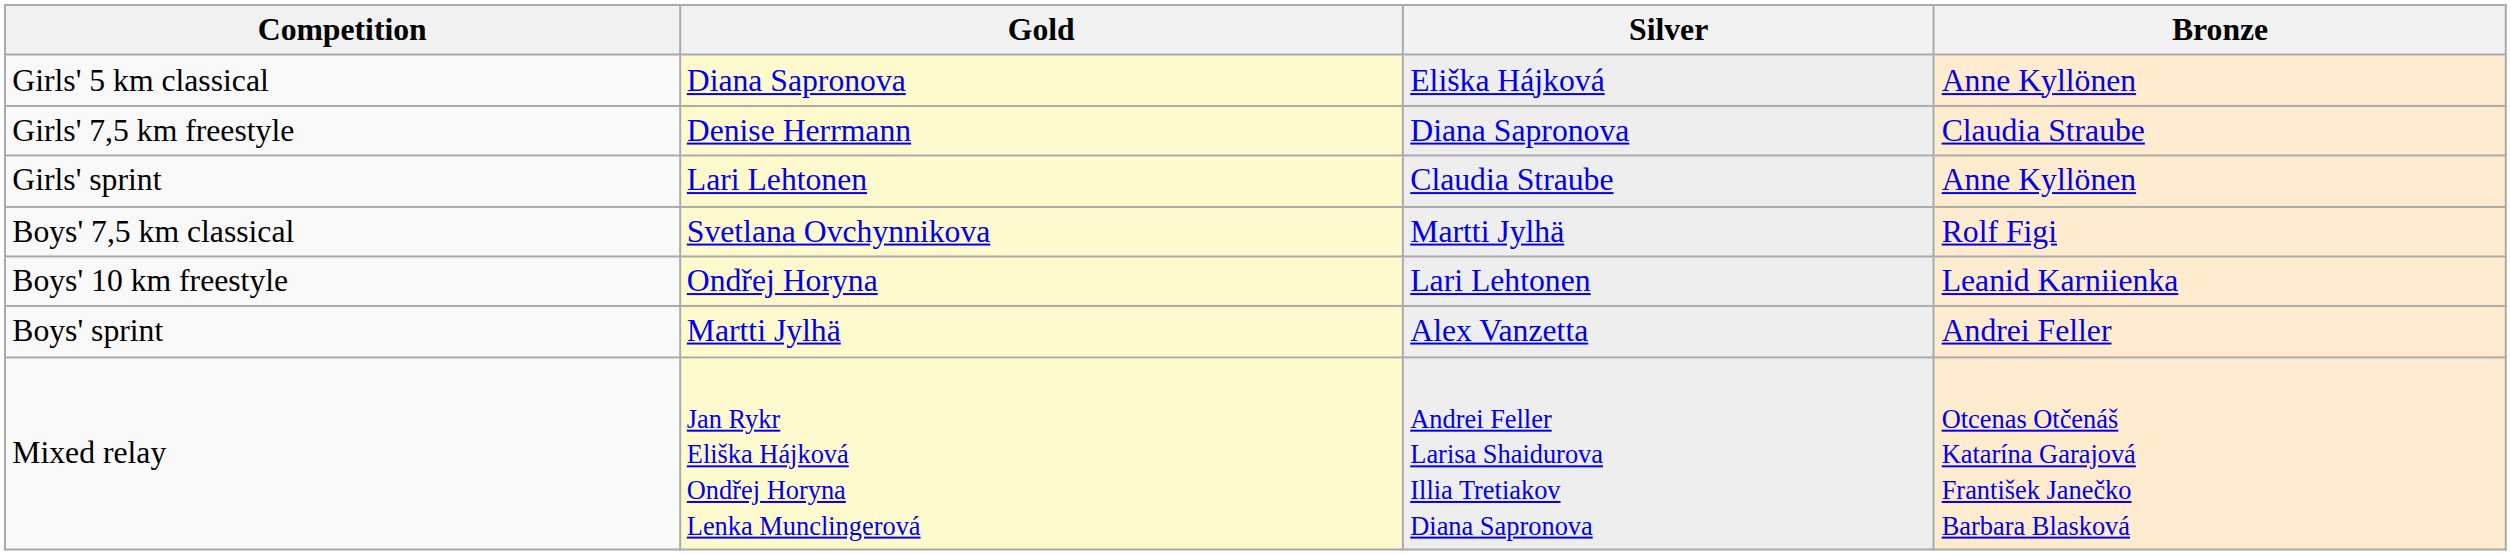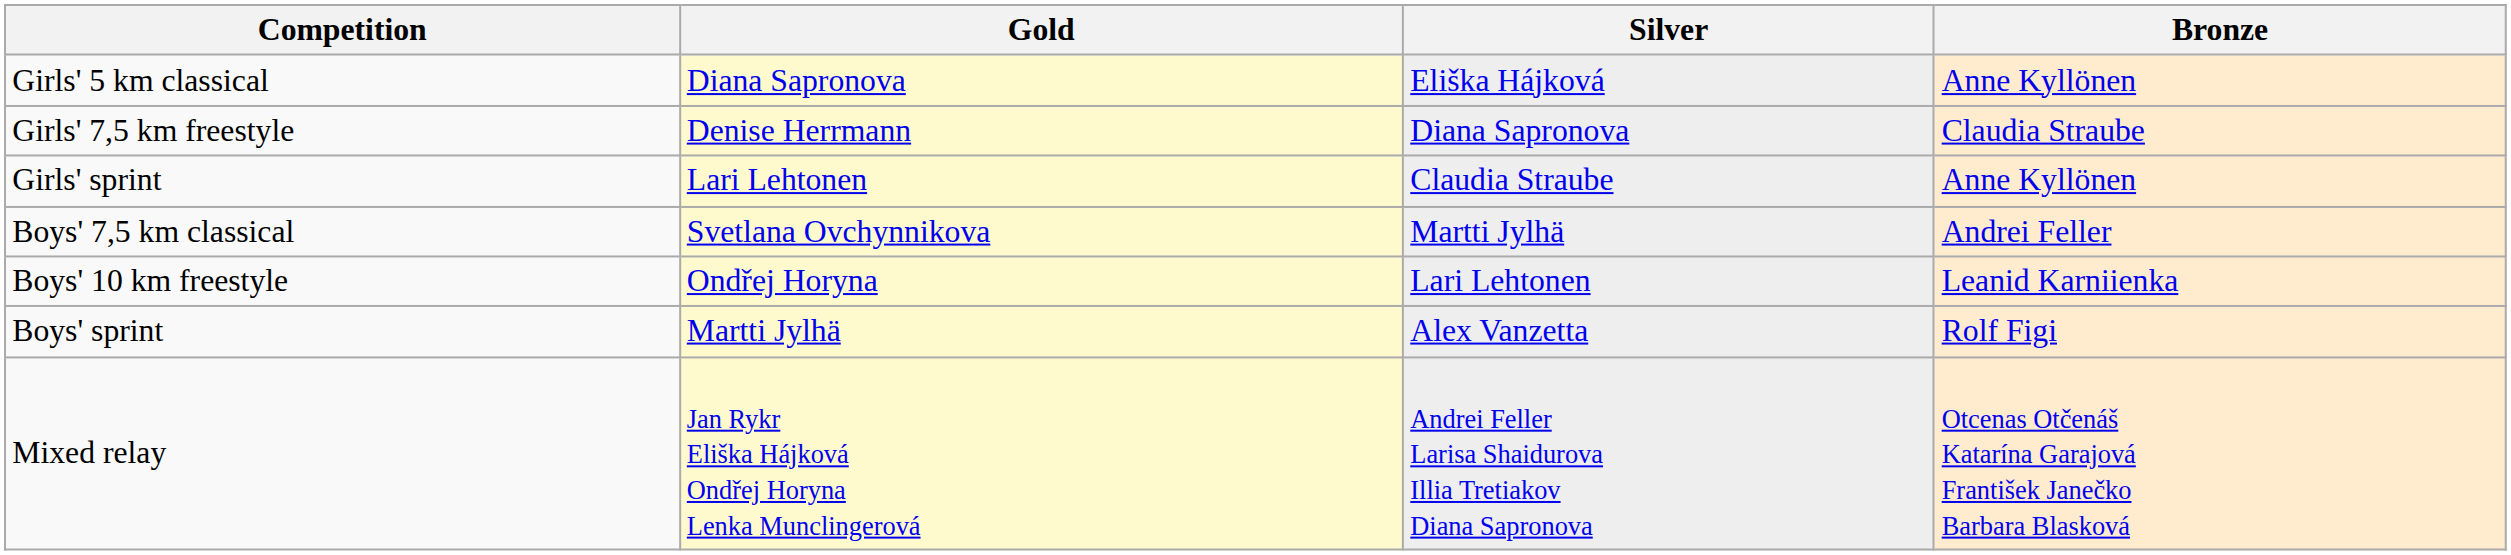(1999, 230) Rolf Figi -> (2027, 230) Andrei Feller
(2027, 331) Andrei Feller -> (1999, 331) Rolf Figi
